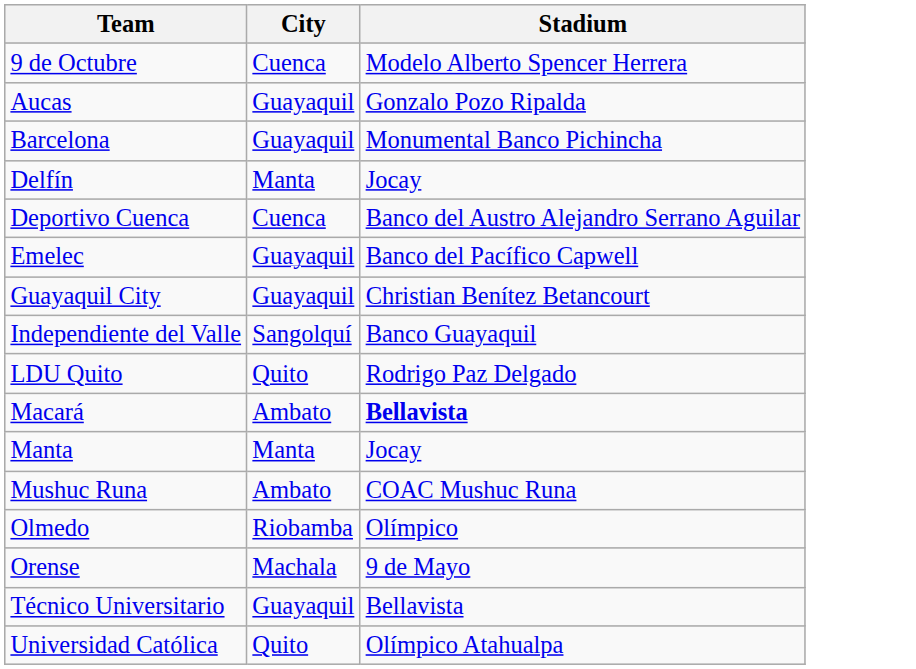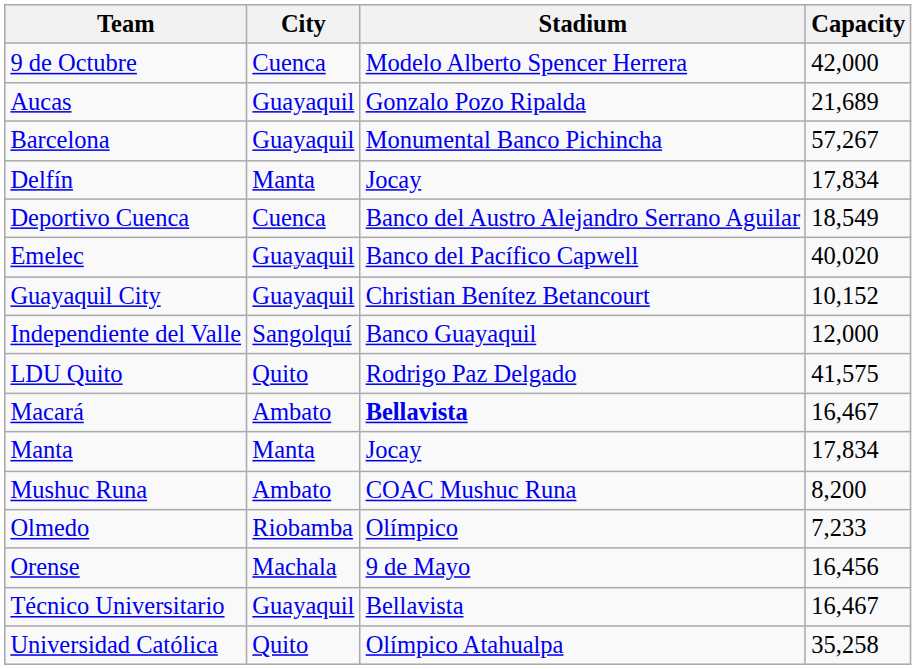+ column: (858, 23)
